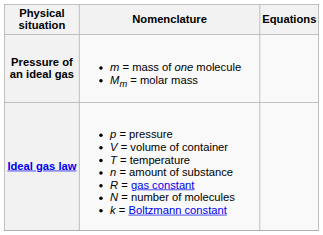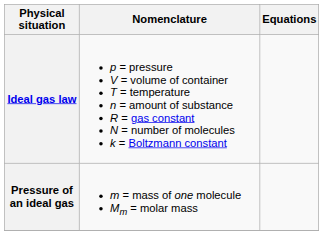rows swapped: (42, 166) <-> (42, 68)
